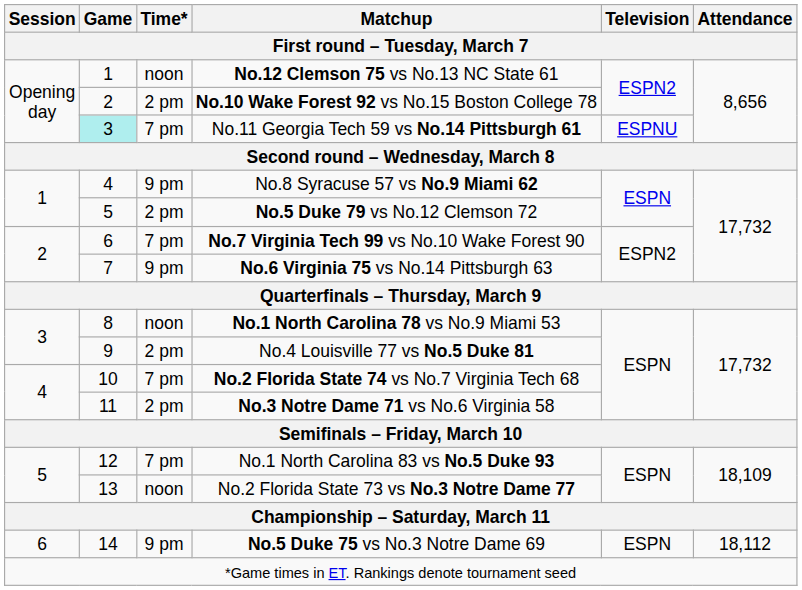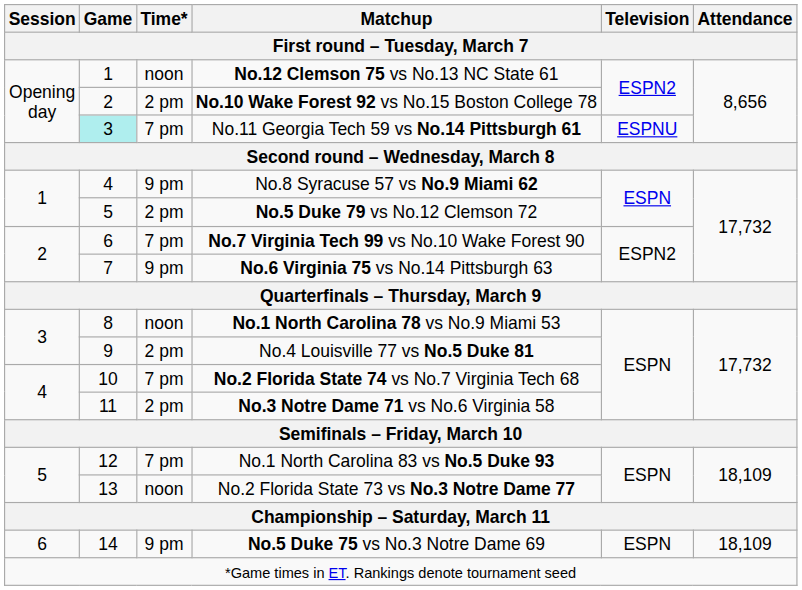(745, 544) 18,112 -> (745, 544) 18,109
